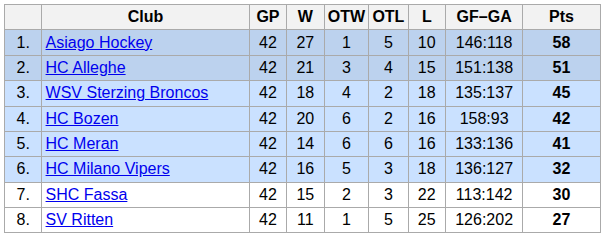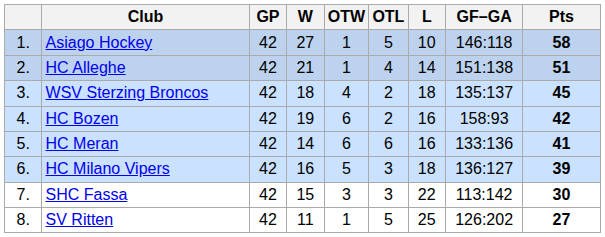(346, 67) 3 -> (346, 67) 1
(427, 67) 15 -> (427, 67) 14
(305, 118) 20 -> (305, 118) 19
(562, 169) 32 -> (562, 169) 39
(346, 194) 2 -> (346, 194) 3
